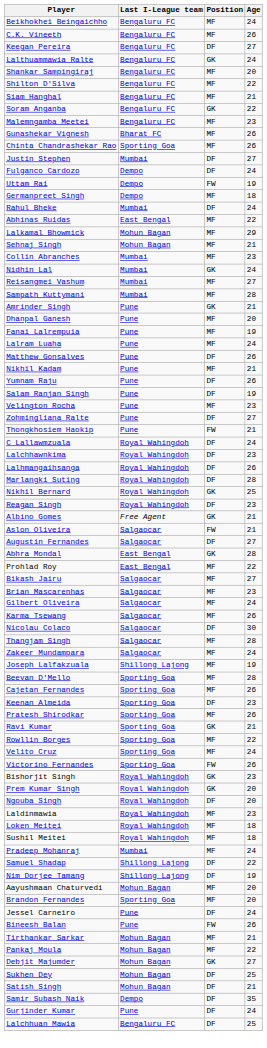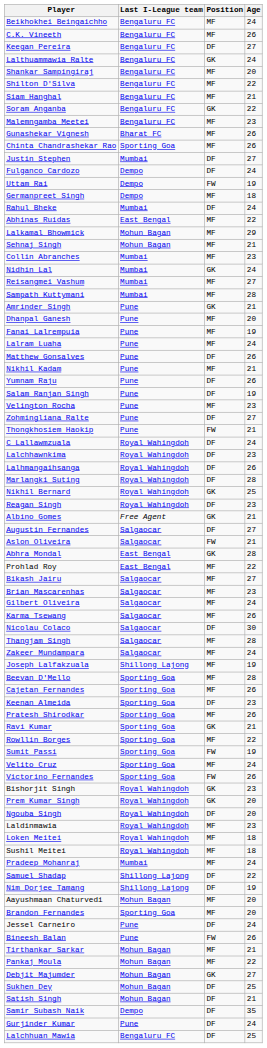rows swapped: (38, 530) <-> (47, 542)
+ row: (31, 753)
